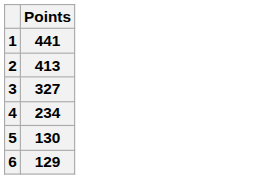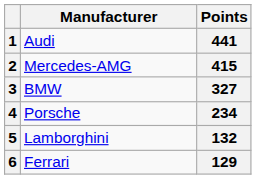+ column: (109, 16)
(47, 65) 413 -> (224, 65) 415
(47, 137) 130 -> (224, 137) 132
